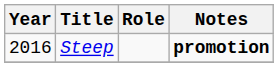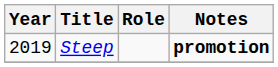(30, 48) 2016 -> (30, 48) 2019
